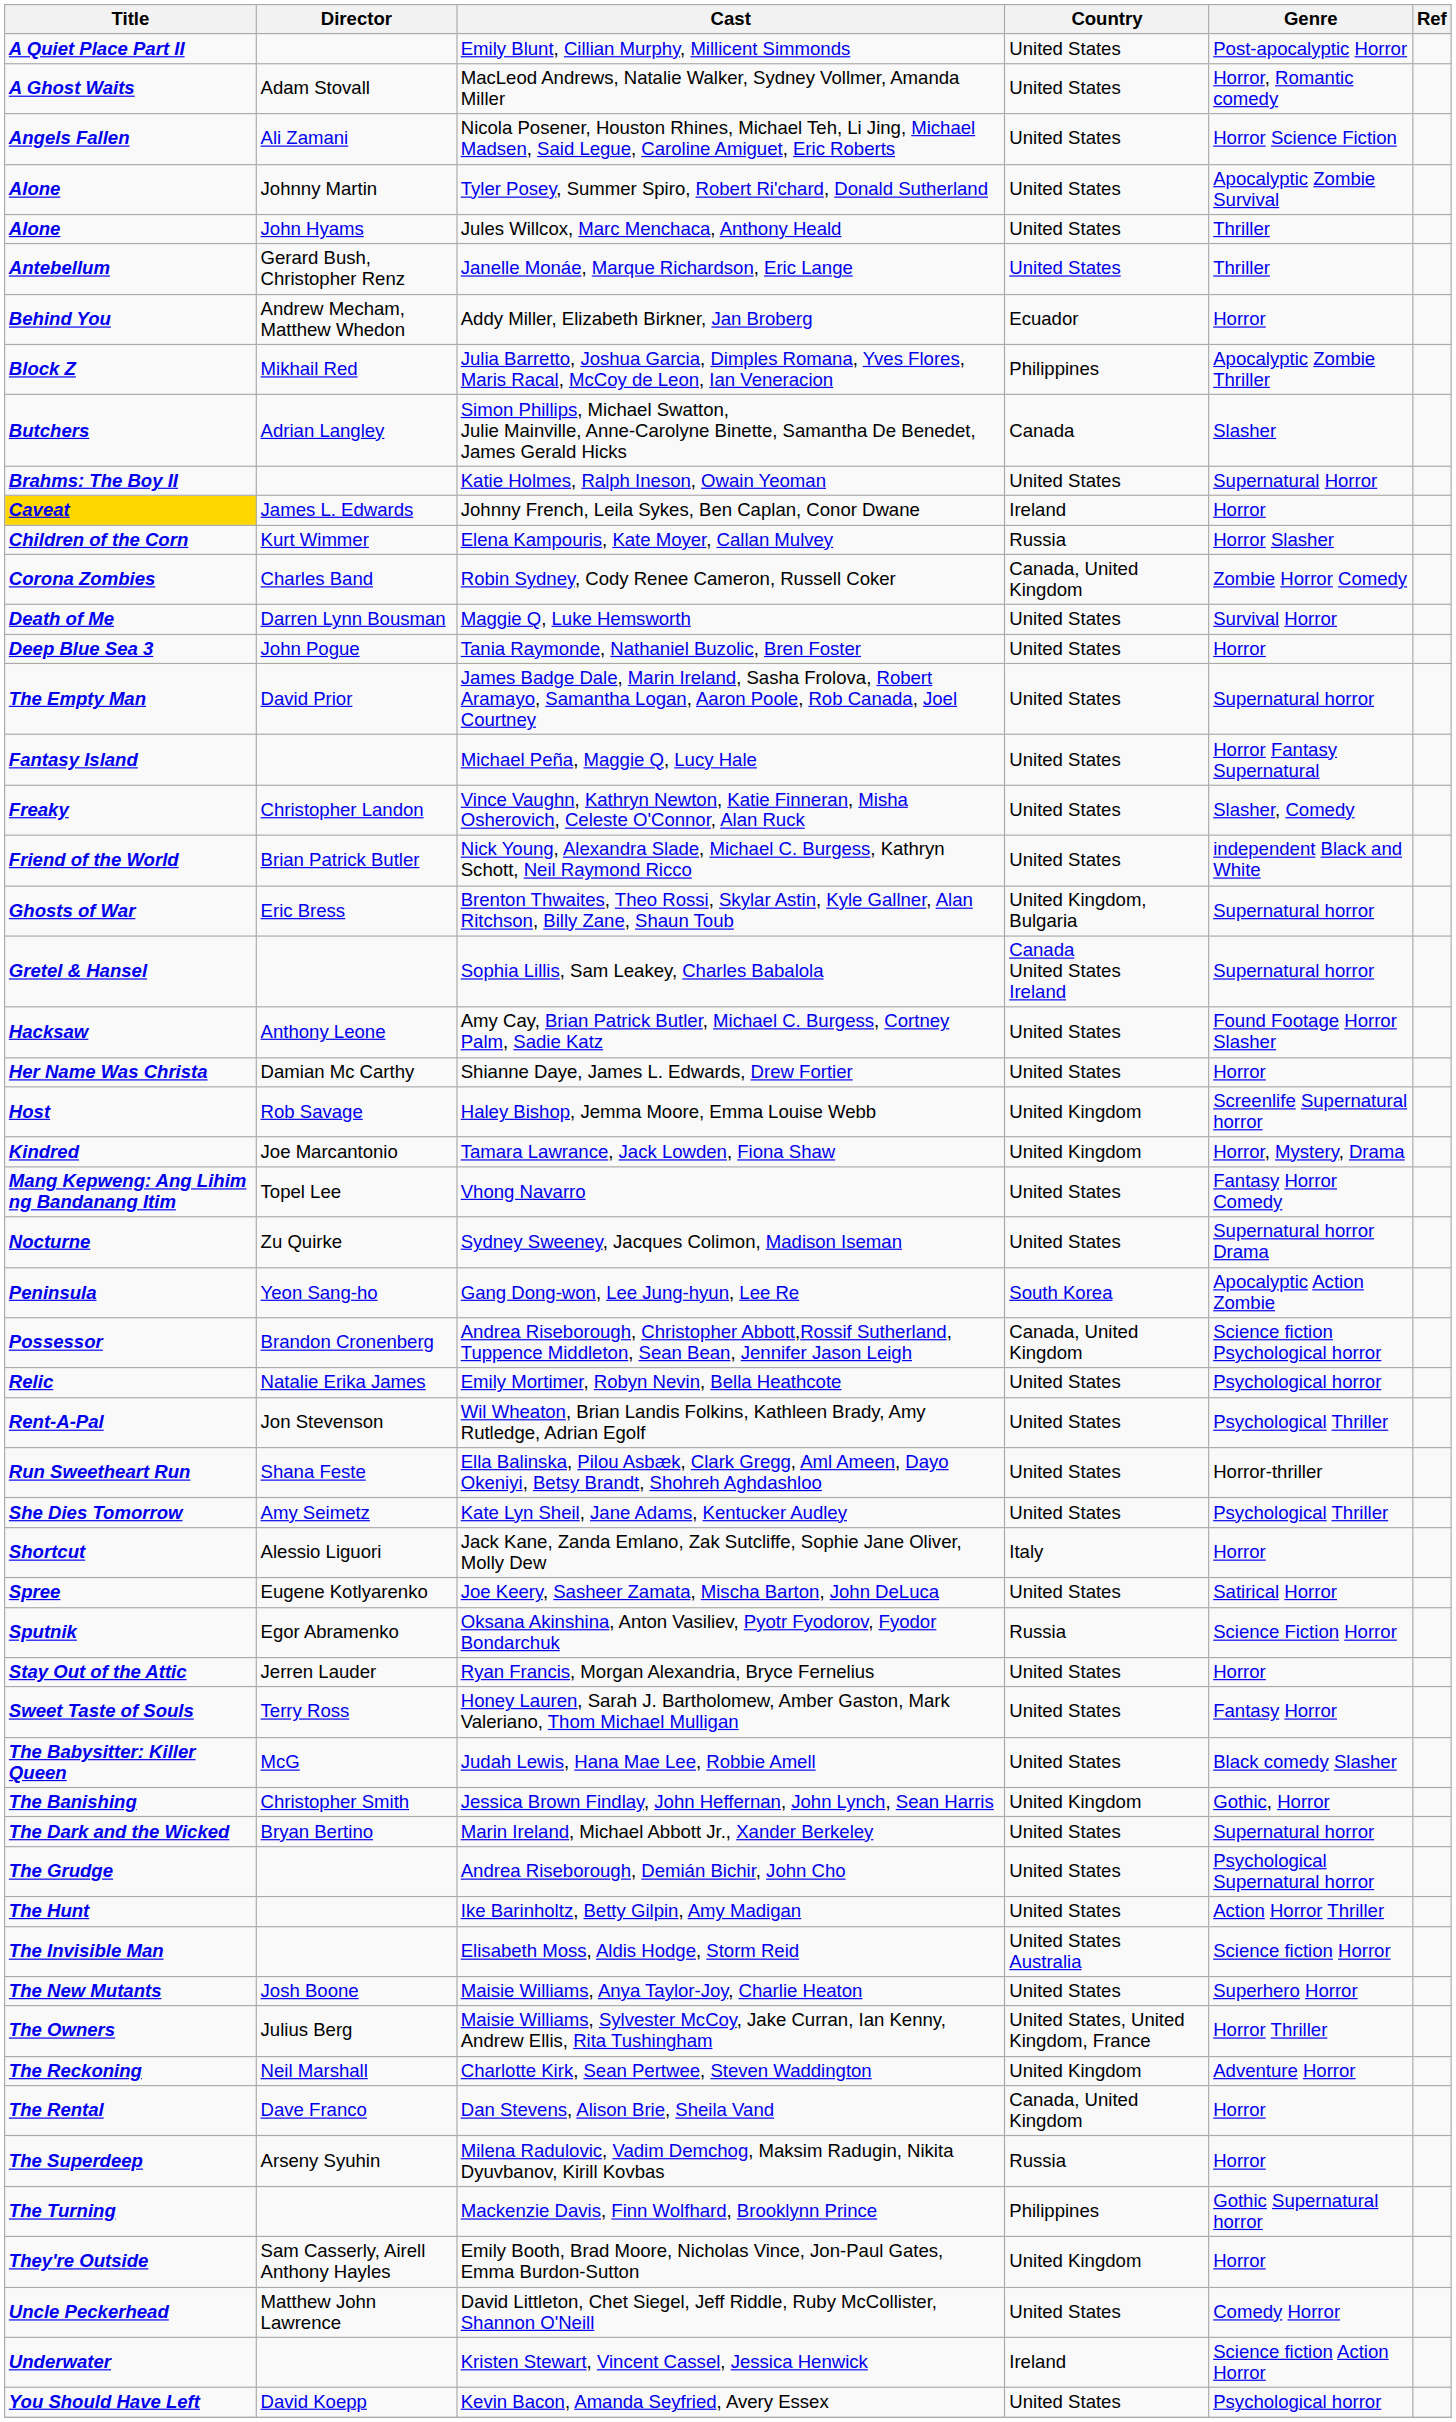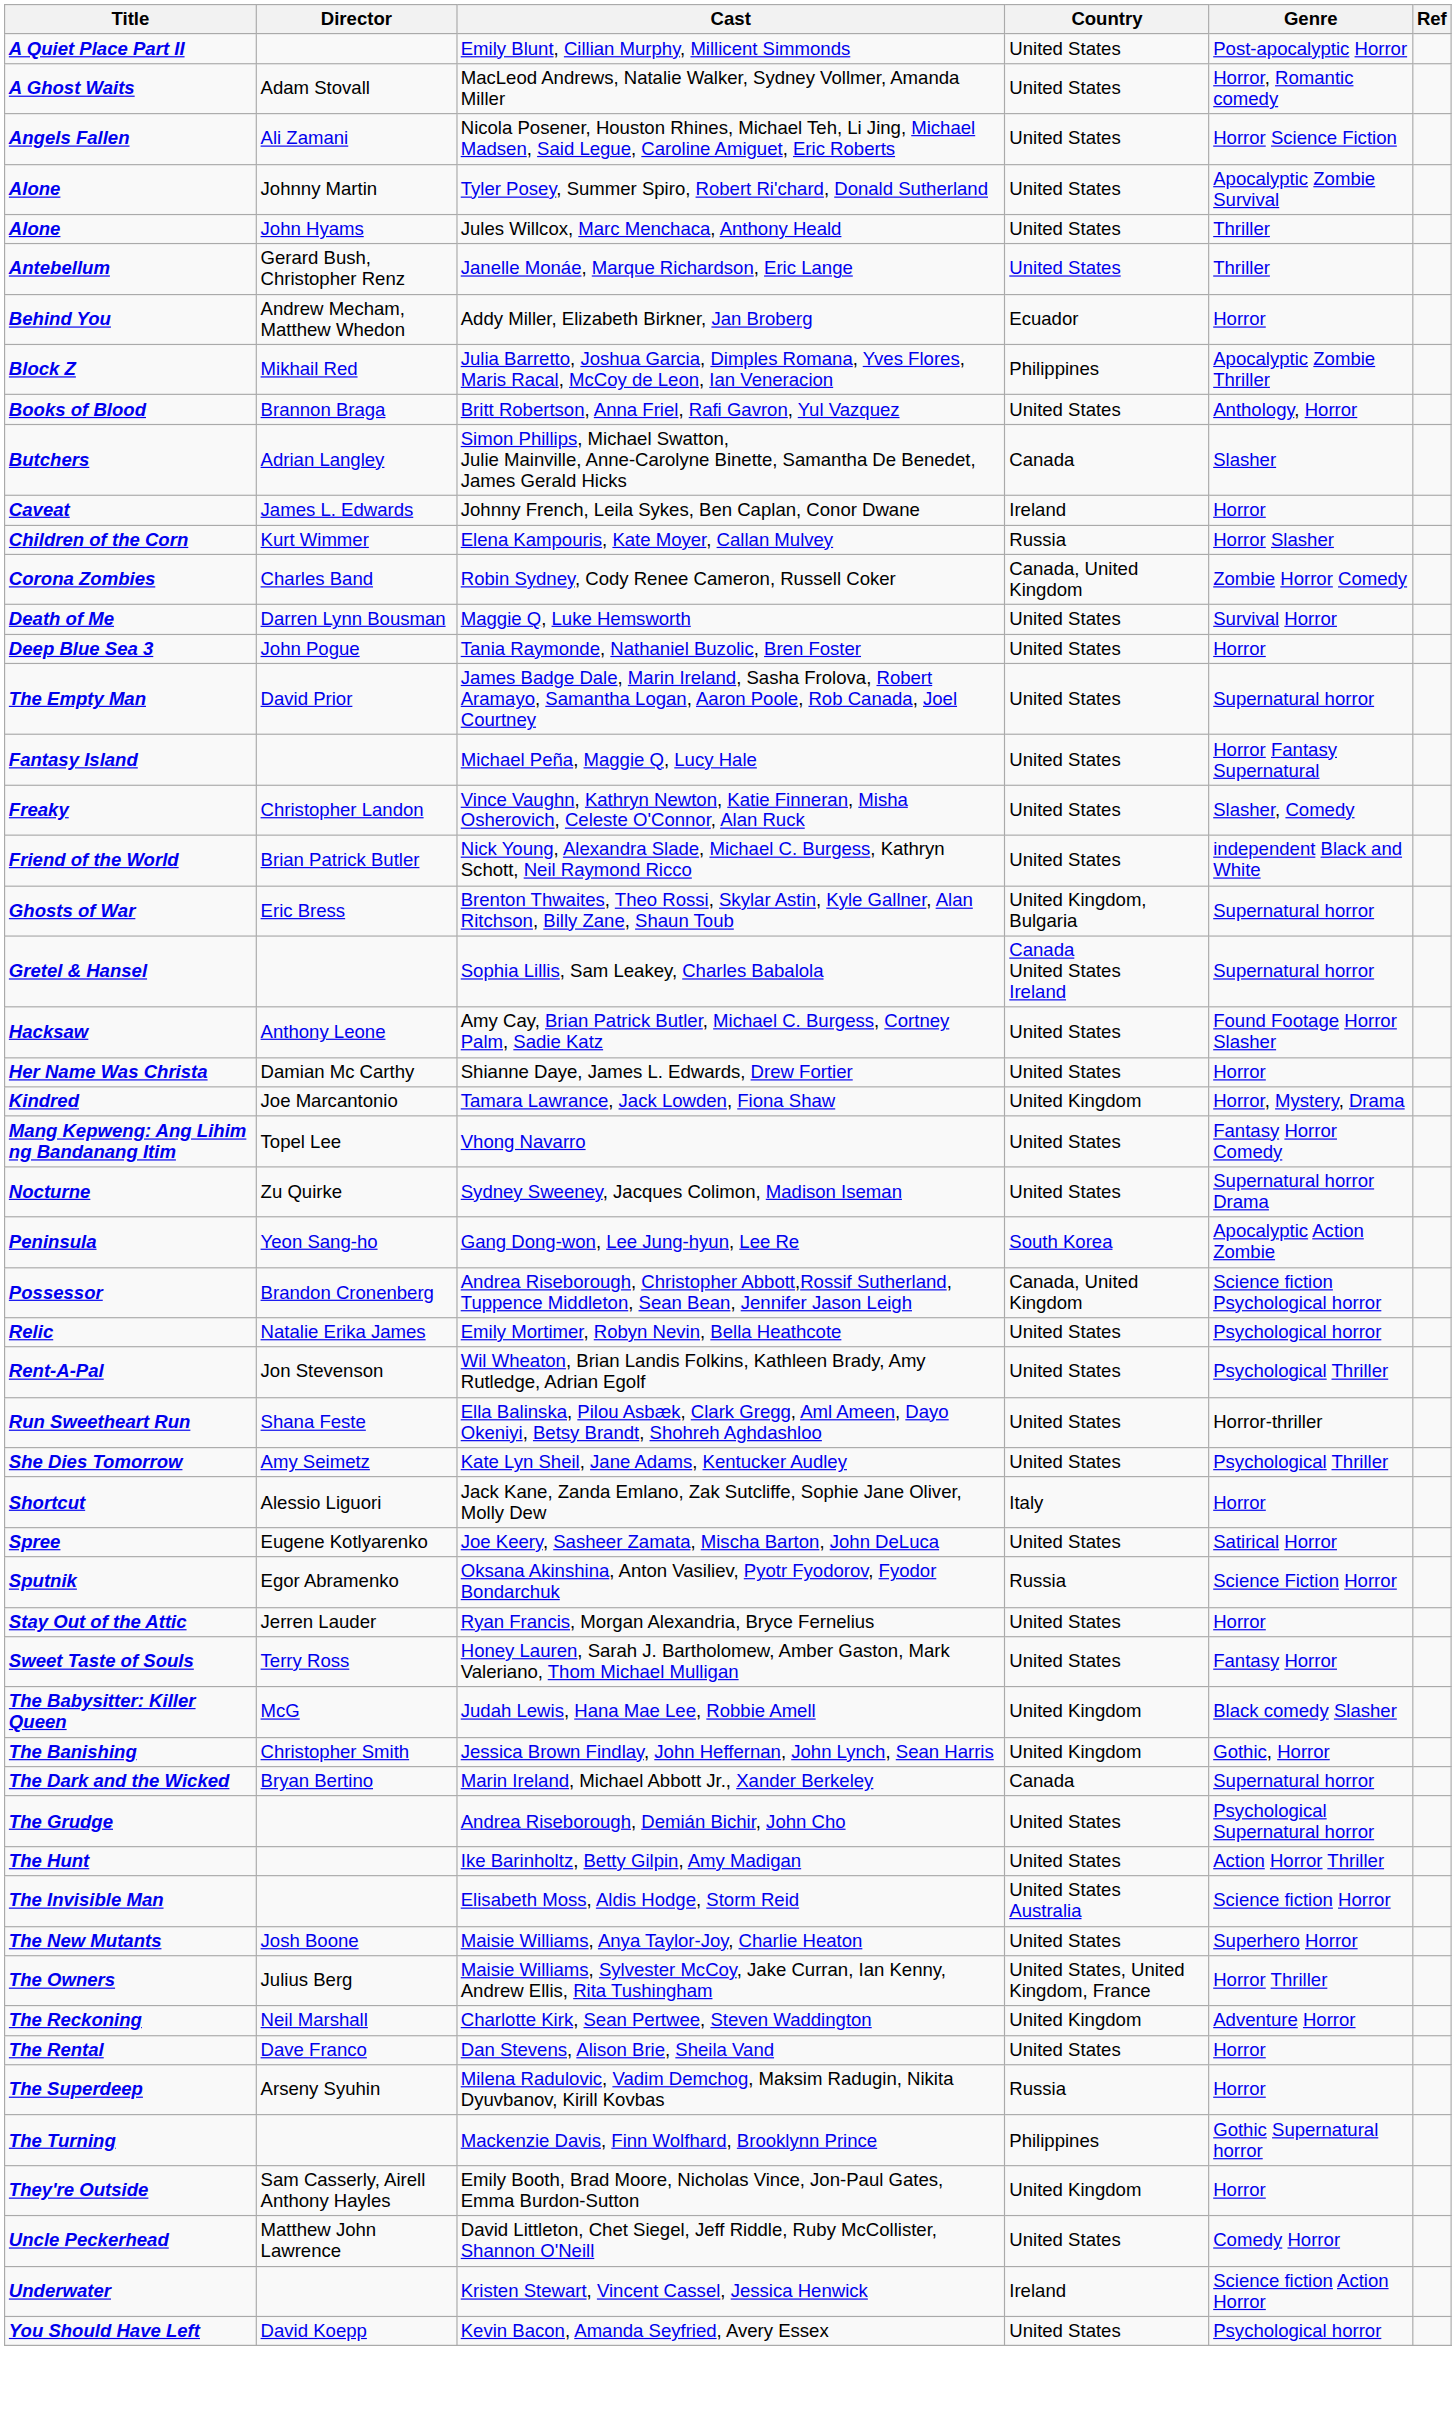+ row: (680, 409)
- row: (643, 480)
(39, 510) gold background -> (39, 510) no background
- row: (668, 1111)
(1065, 1762) United States -> (1075, 1711) United Kingdom
(1065, 1831) United States -> (1042, 1781) Canada
(1074, 2110) Canada, United Kingdom -> (1065, 2049) United States
